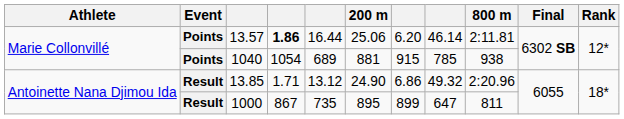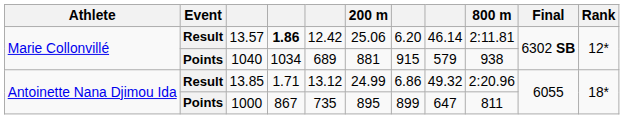(203, 38) Points -> (203, 38) Result
(325, 38) 16.44 -> (325, 38) 12.42
(286, 59) 1054 -> (286, 59) 1034
(445, 59) 785 -> (445, 59) 579
(368, 81) 24.90 -> (368, 81) 24.99
(203, 103) Result -> (203, 103) Points
